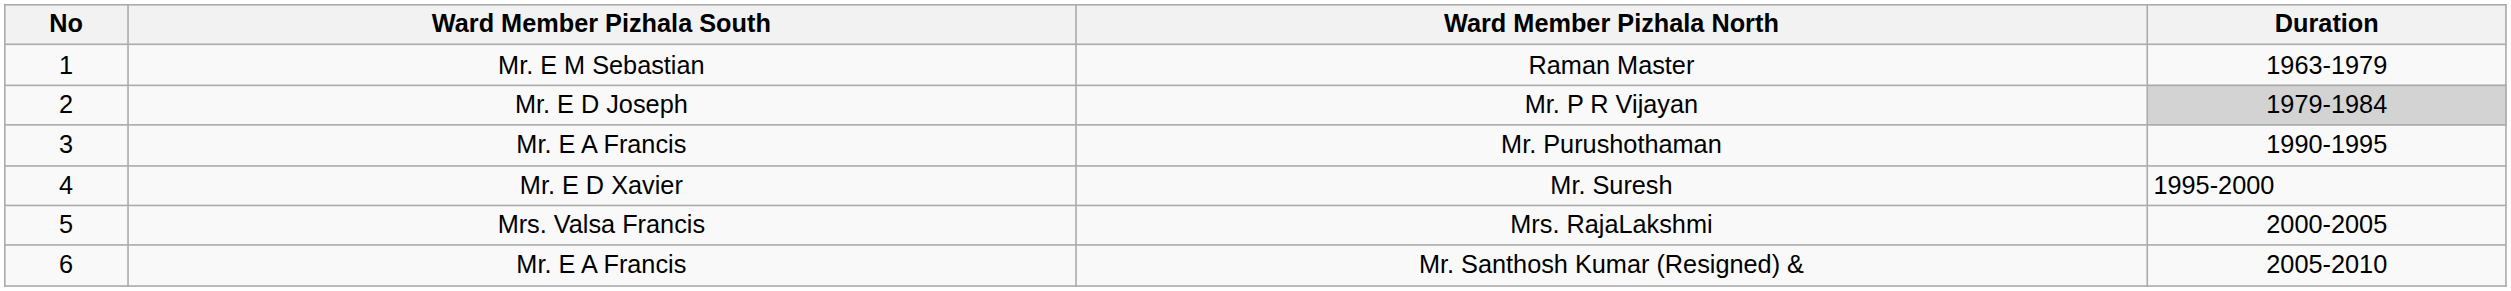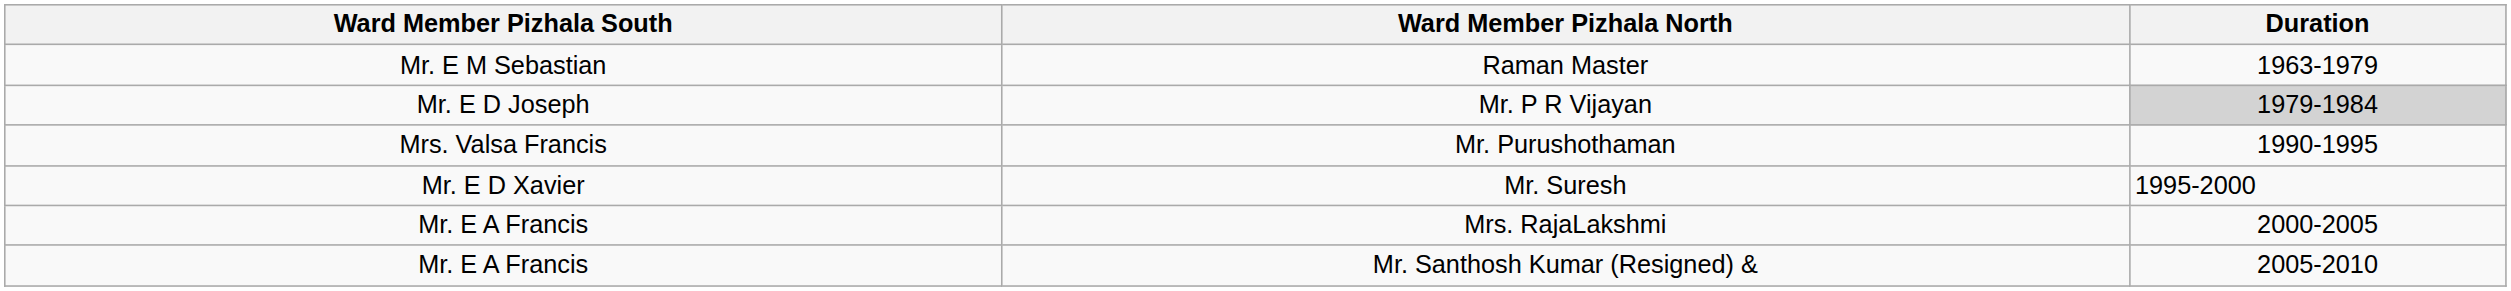- column: (66, 24)
(601, 144) Mr. E A Francis -> (503, 144) Mrs. Valsa Francis
(601, 225) Mrs. Valsa Francis -> (503, 225) Mr. E A Francis
